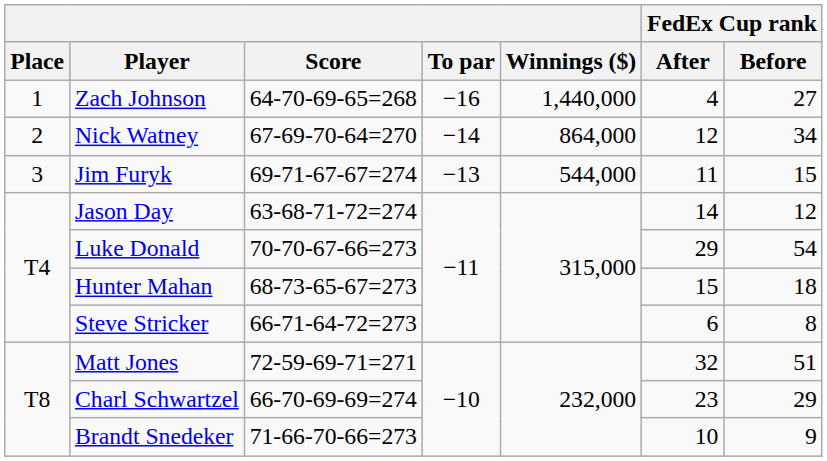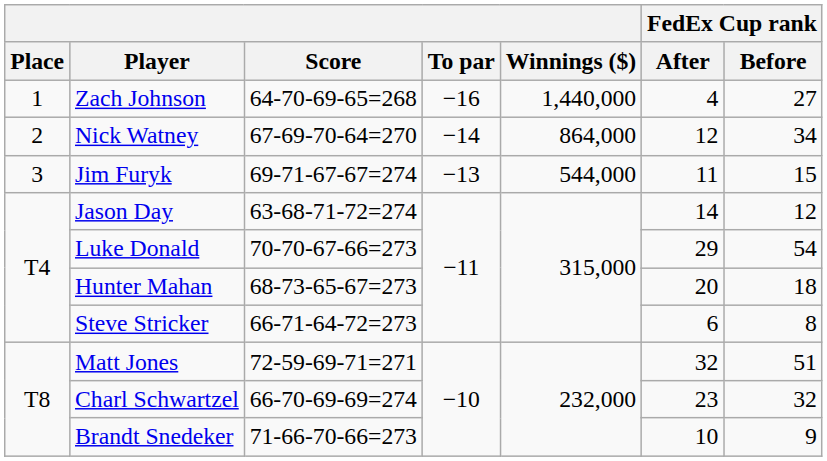(707, 286) 15 -> (707, 286) 20
(805, 398) 29 -> (805, 398) 32
